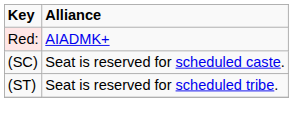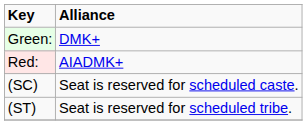+ row: (30, 39)
